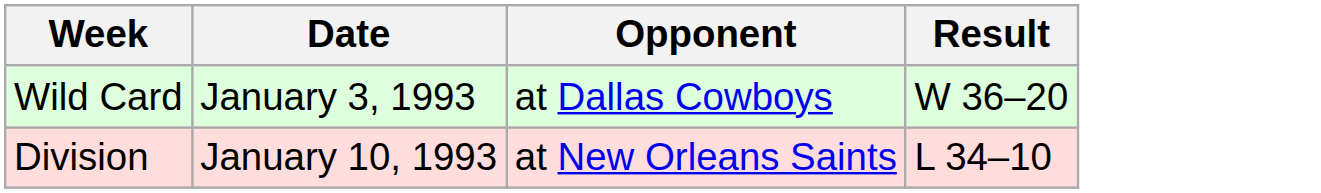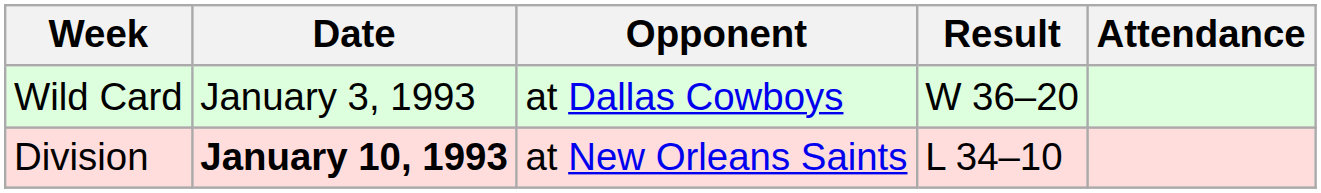+ column: (1201, 34)
(349, 156) normal -> (354, 156) bold
